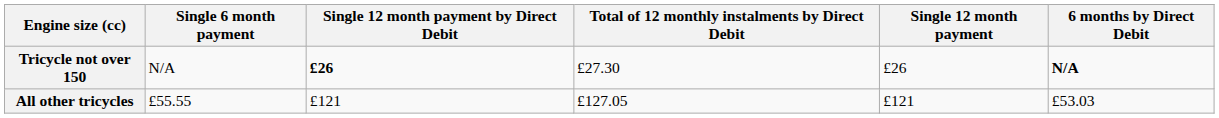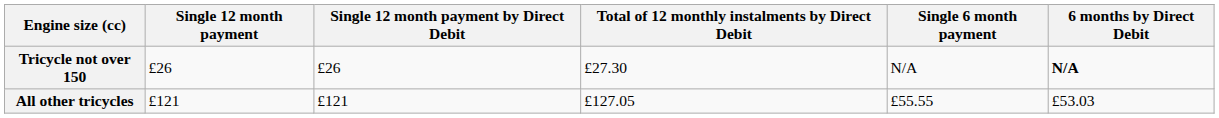columns swapped: (964, 25) <-> (226, 25)
(322, 67) bold -> (329, 67) normal
